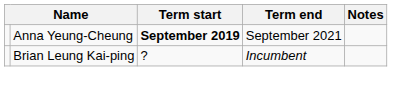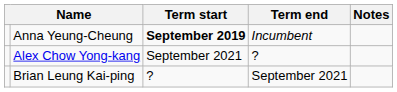(294, 35) September 2021 -> (282, 35) Incumbent
+ row: (77, 55)
(276, 55) Incumbent -> (299, 76) September 2021
